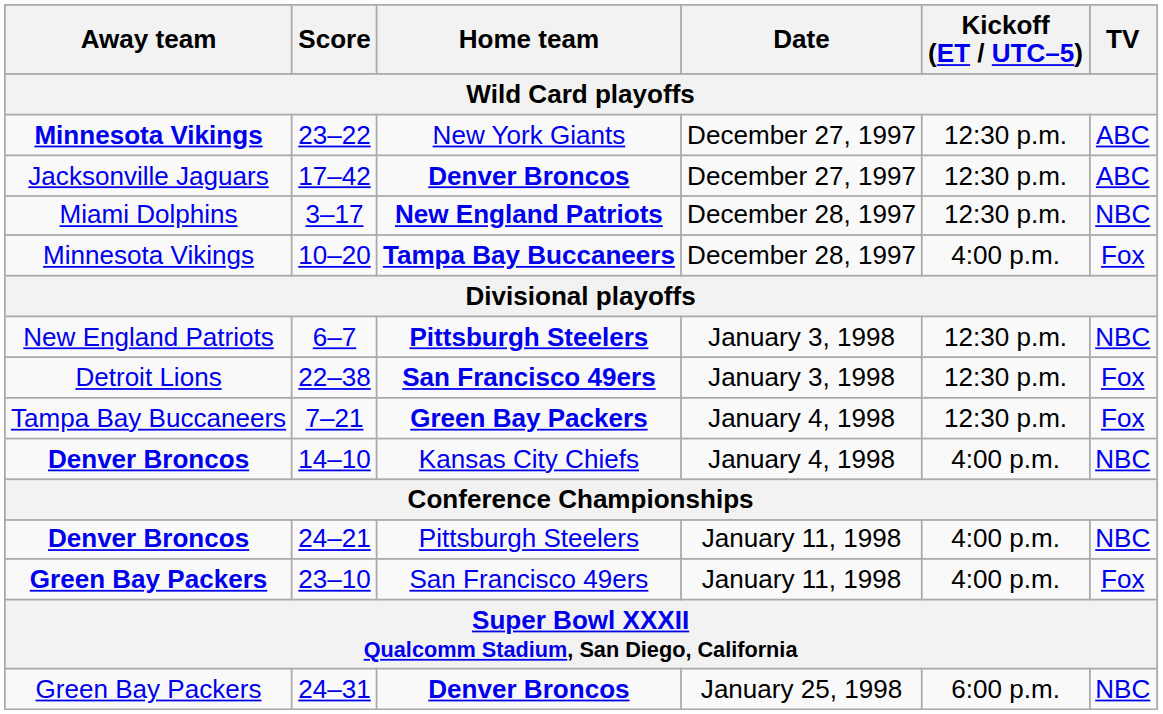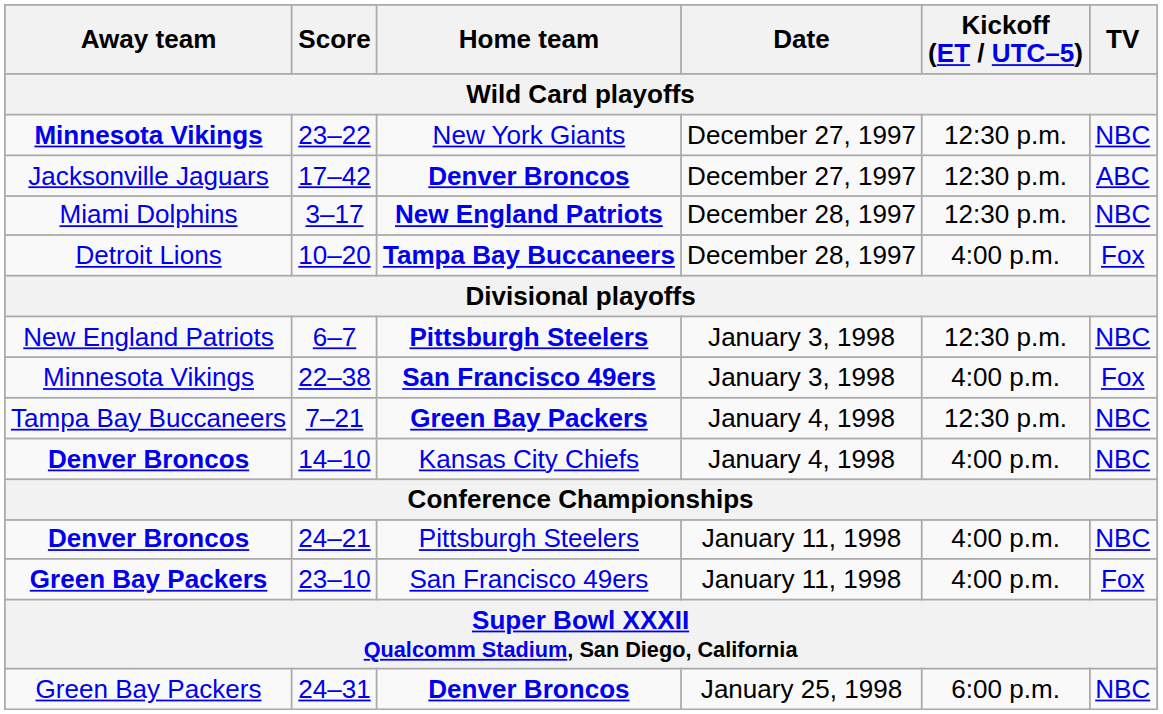(1123, 134) ABC -> (1123, 134) NBC
(149, 256) Minnesota Vikings -> (149, 256) Detroit Lions
(149, 377) Detroit Lions -> (149, 377) Minnesota Vikings
(1006, 377) 12:30 p.m. -> (1006, 377) 4:00 p.m.
(1123, 418) Fox -> (1123, 418) NBC
